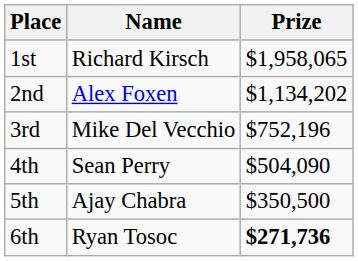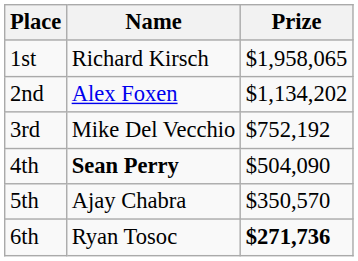(288, 129) $752,196 -> (288, 129) $752,192
(121, 165) normal -> (125, 165) bold
(288, 201) $350,500 -> (288, 201) $350,570
